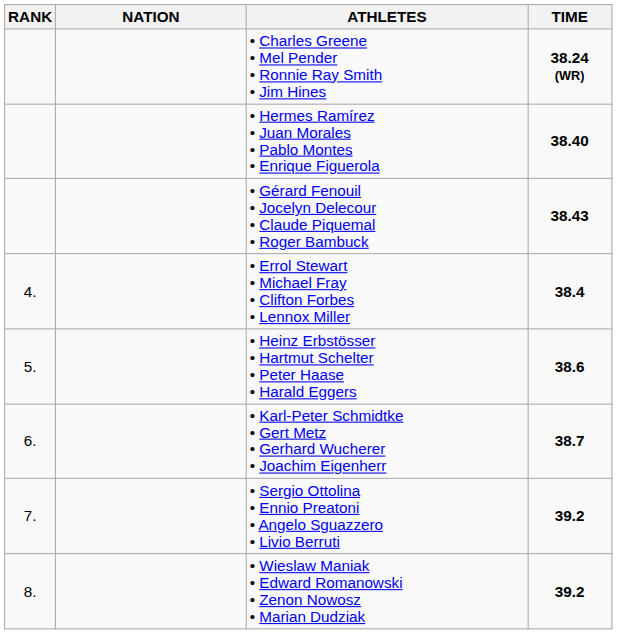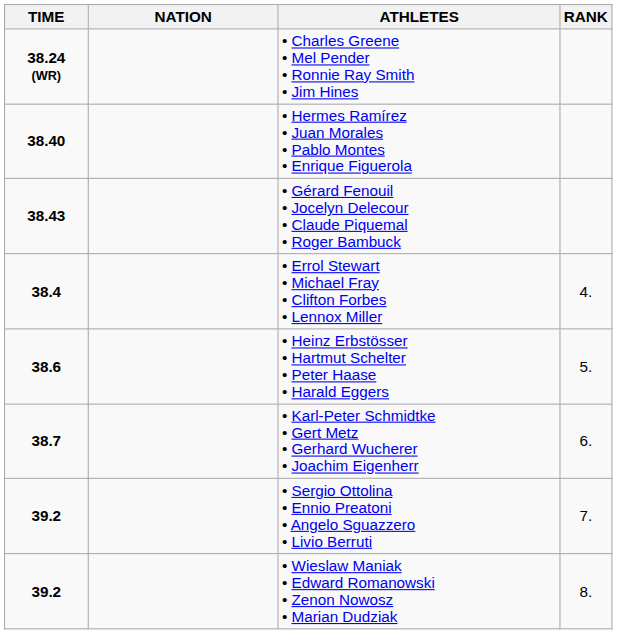columns swapped: (30, 17) <-> (570, 17)
